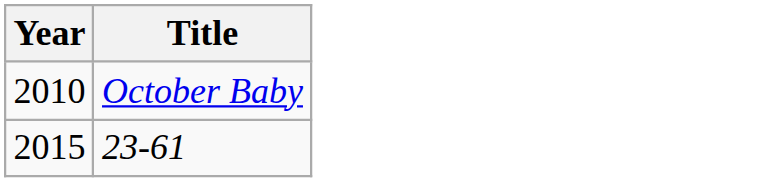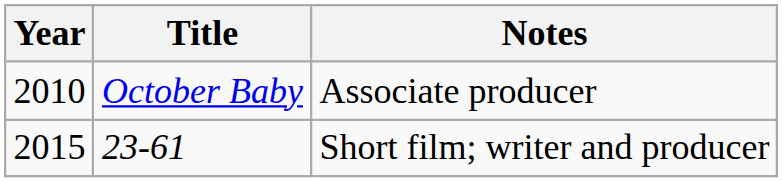+ column: (544, 33)
